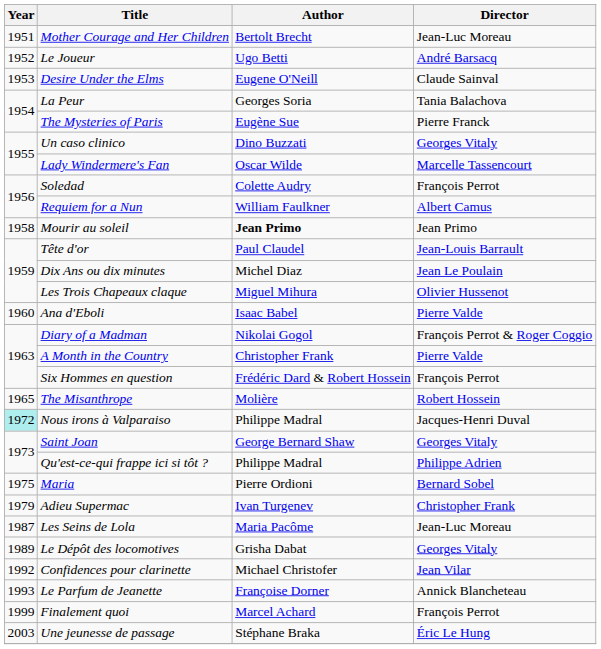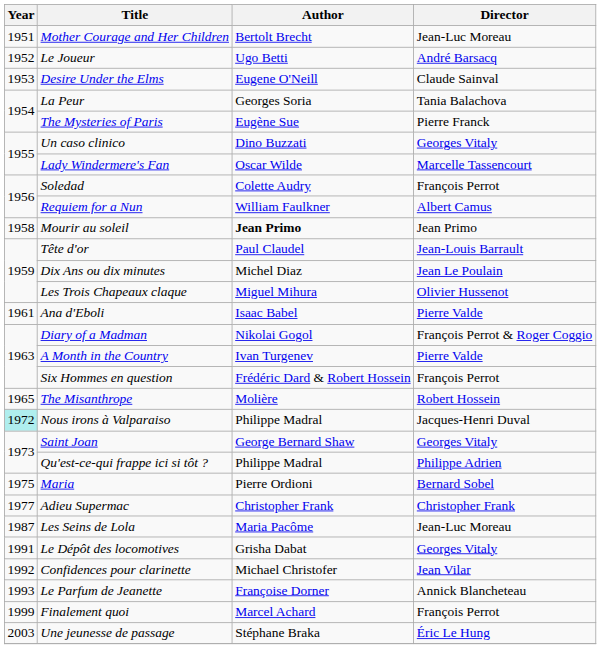(21, 313) 1960 -> (21, 313) 1961
(284, 356) Christopher Frank -> (274, 356) Ivan Turgenev
(21, 505) 1979 -> (21, 505) 1977
(274, 505) Ivan Turgenev -> (284, 505) Christopher Frank
(21, 548) 1989 -> (21, 548) 1991
